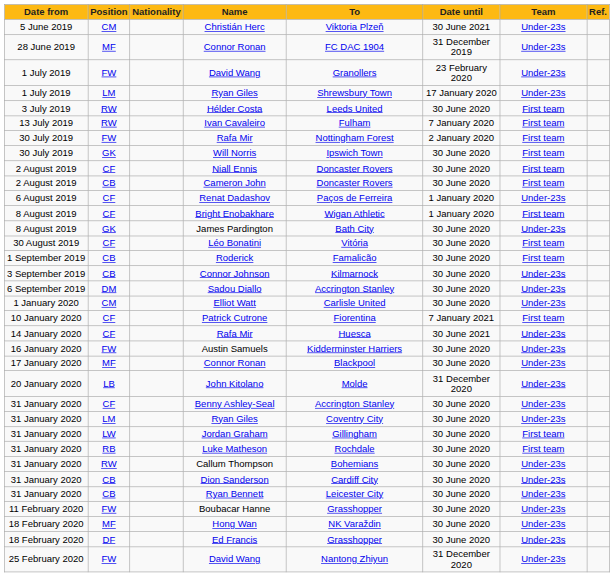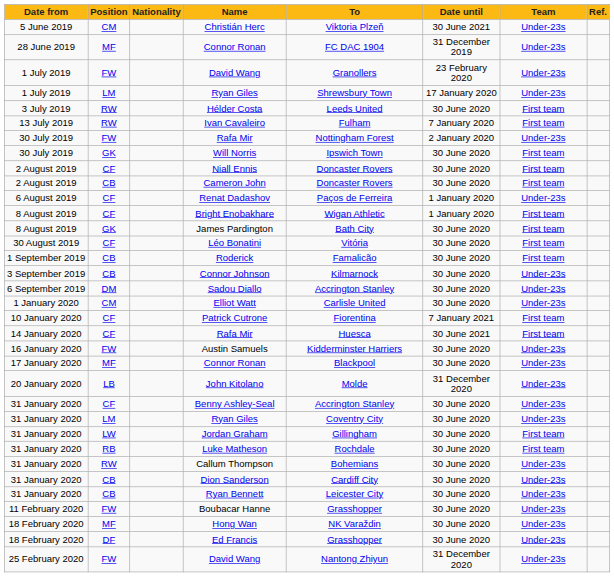(543, 138) First team -> (543, 138) Under-23s
(543, 229) Under-23s -> (543, 229) First team
(543, 334) Under-23s -> (543, 334) First team
